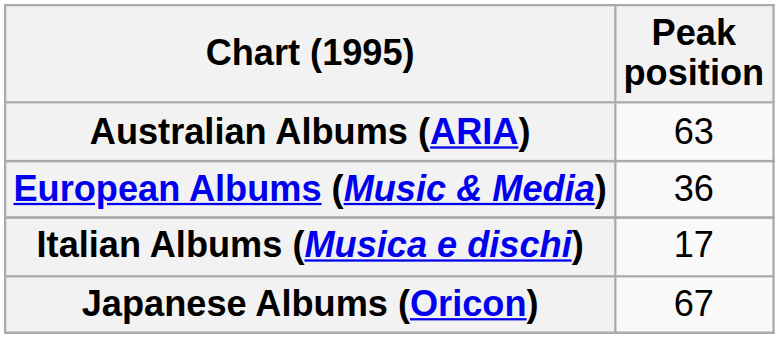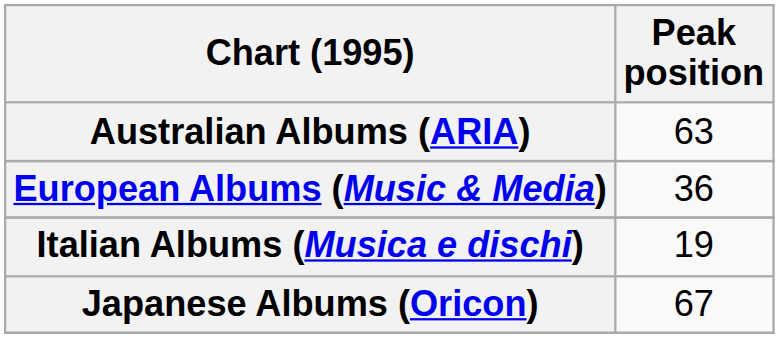(694, 245) 17 -> (694, 245) 19
